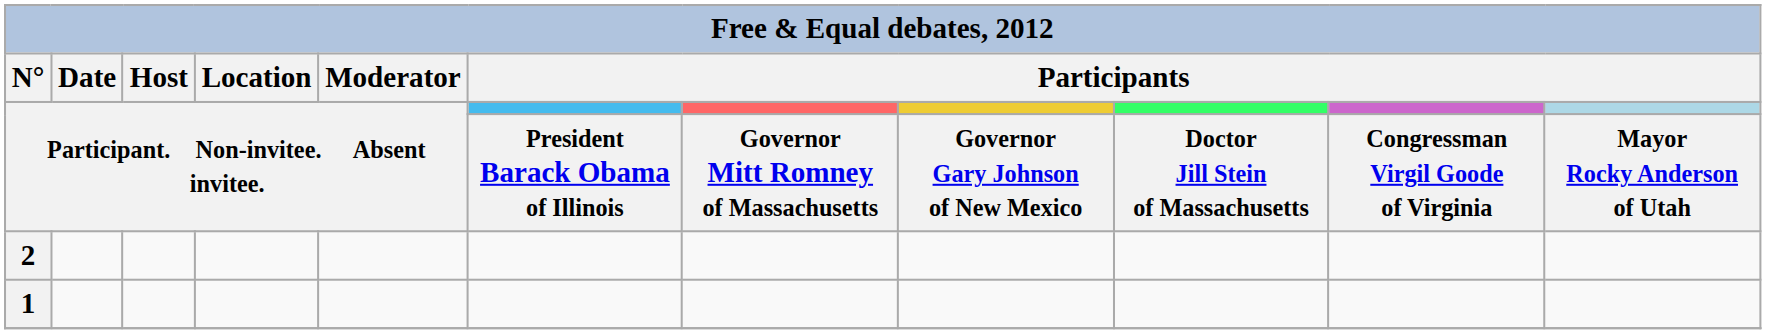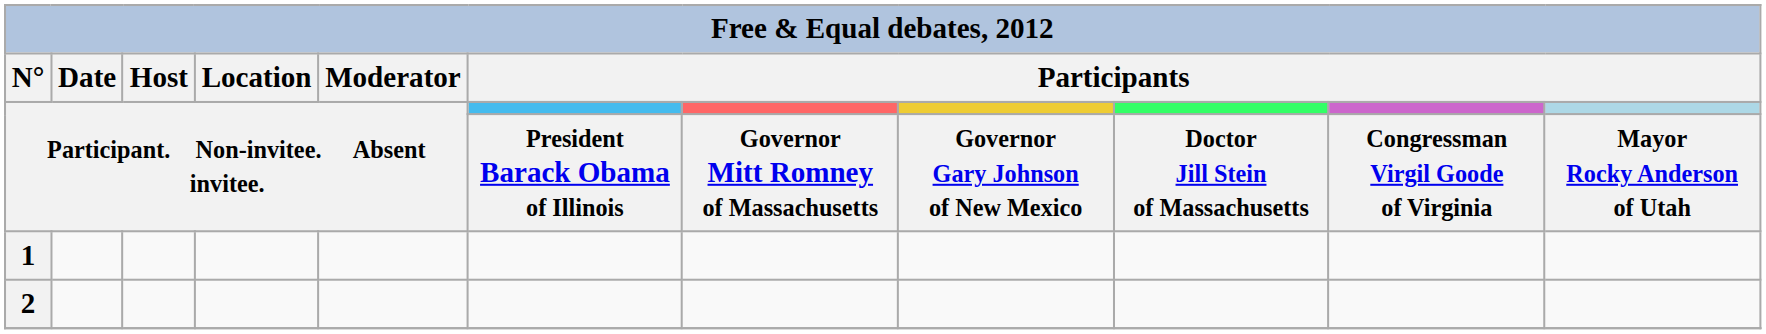rows swapped: (28, 303) <-> (28, 255)
